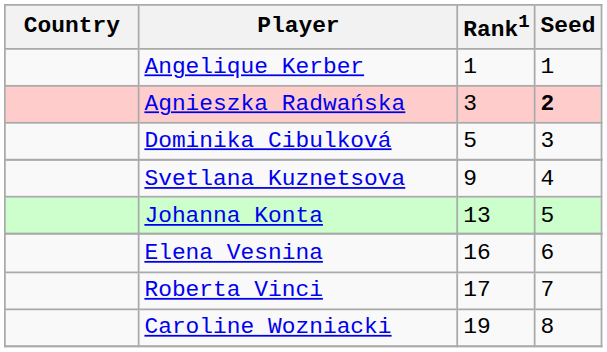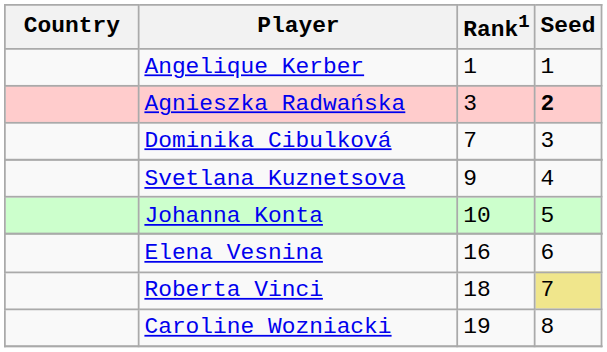(470, 141) 5 -> (470, 141) 7
(477, 216) 13 -> (477, 216) 10
(477, 290) 17 -> (477, 290) 18
(547, 290) no background -> (547, 290) khaki background
